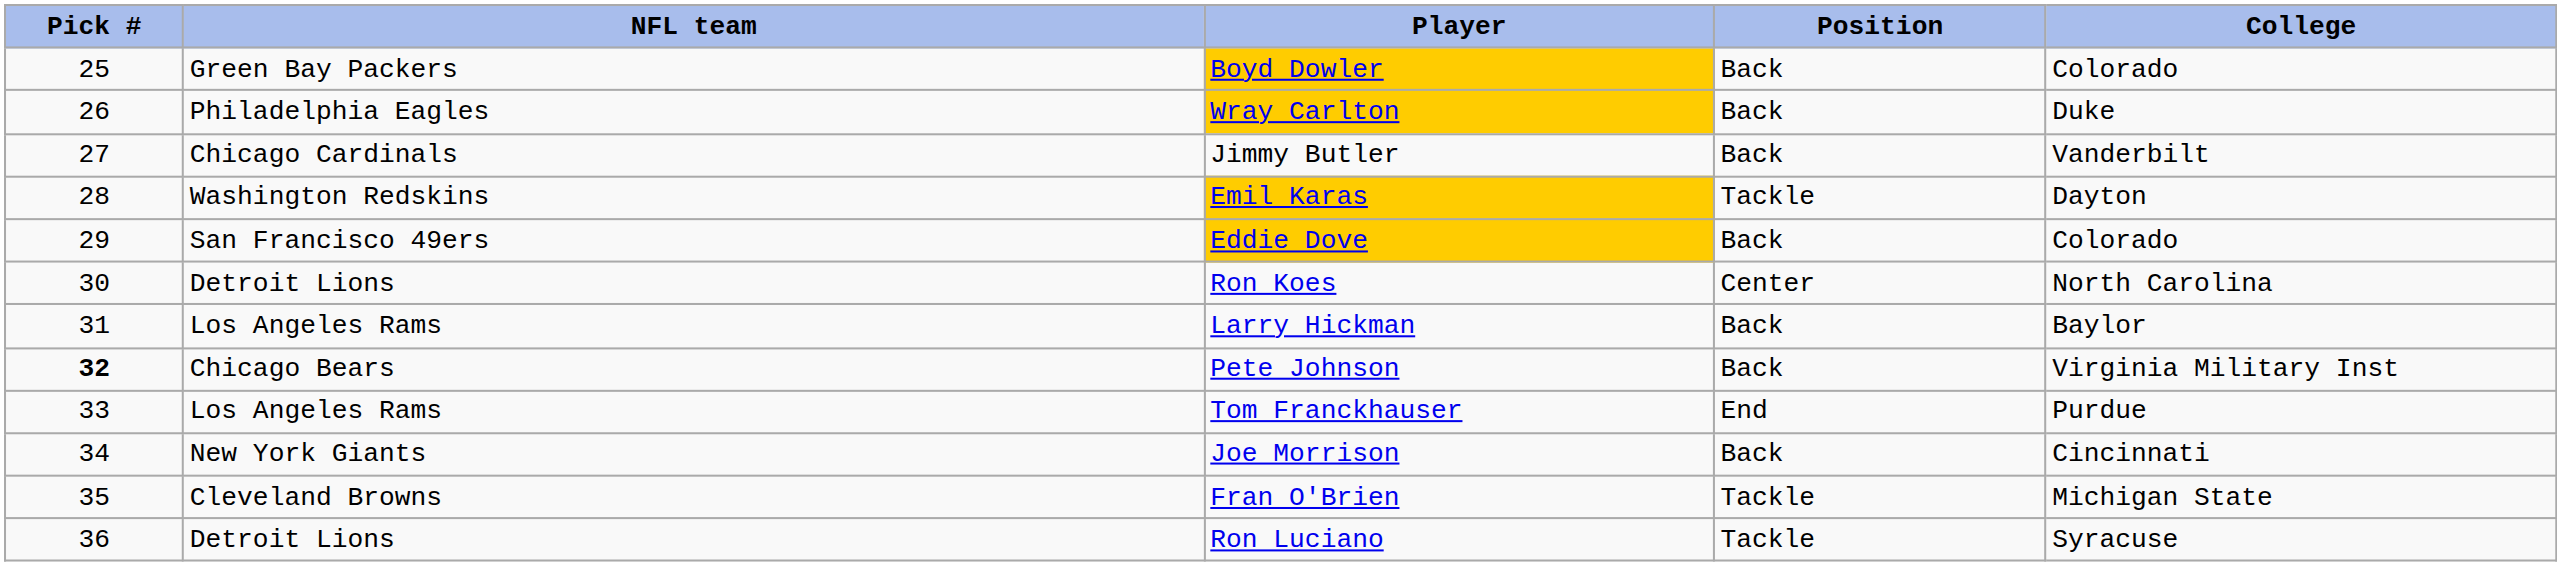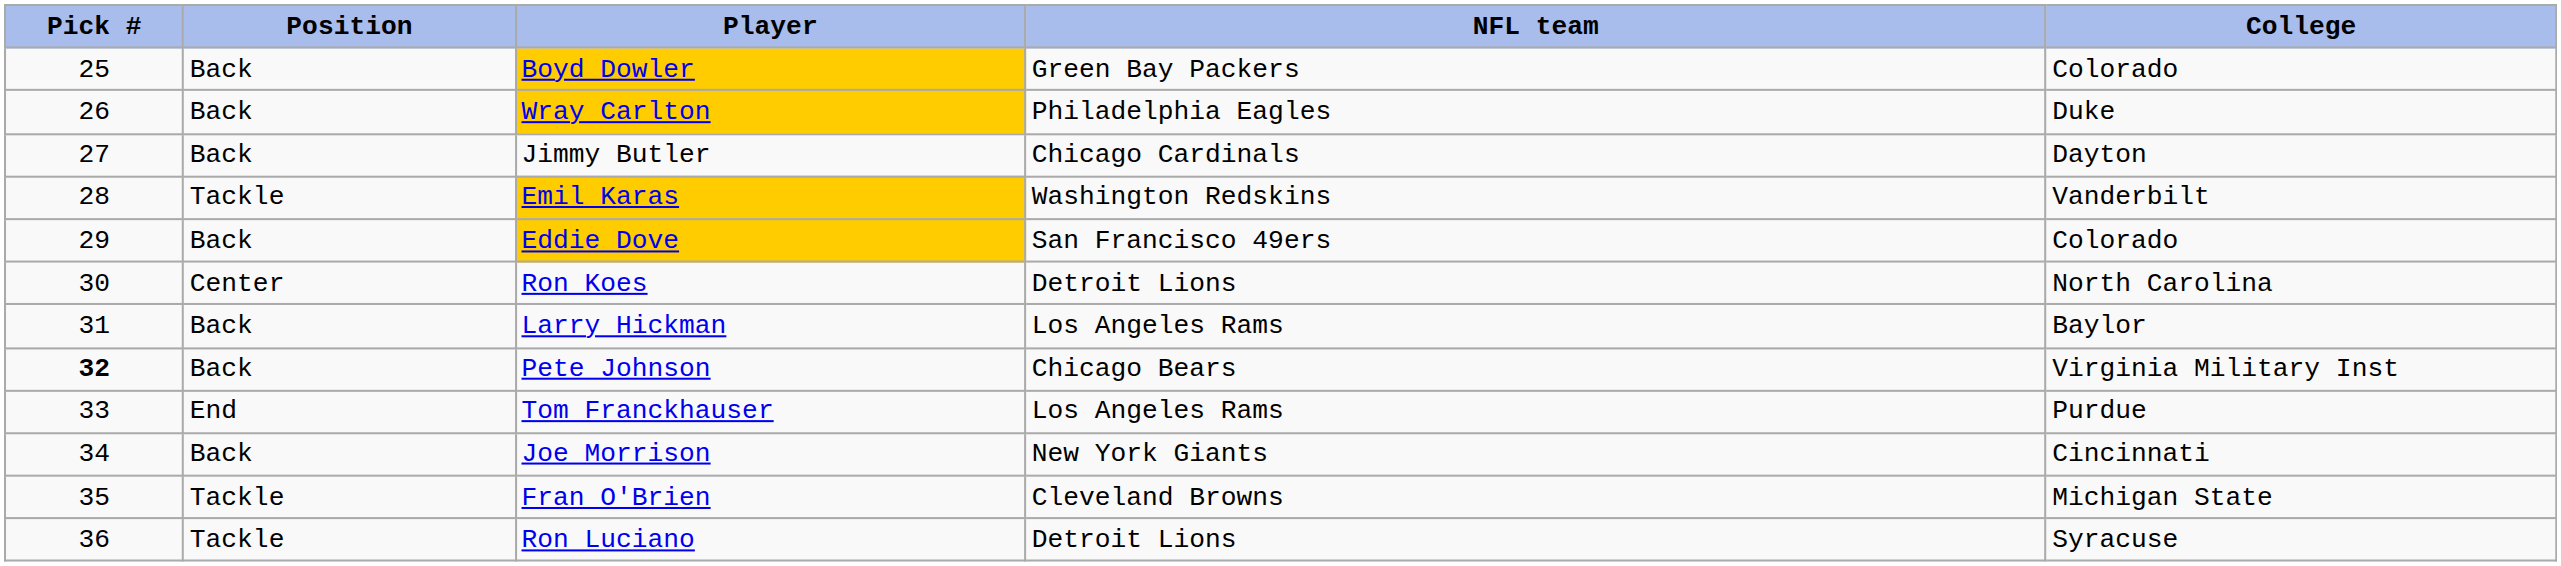columns swapped: (694, 26) <-> (1880, 26)
(2131, 155) Vanderbilt -> (2099, 155) Dayton
(2099, 198) Dayton -> (2131, 198) Vanderbilt
